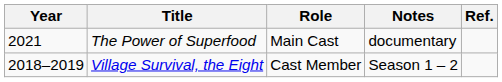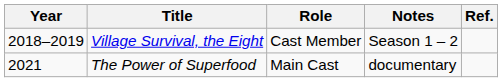rows swapped: (177, 64) <-> (173, 40)
